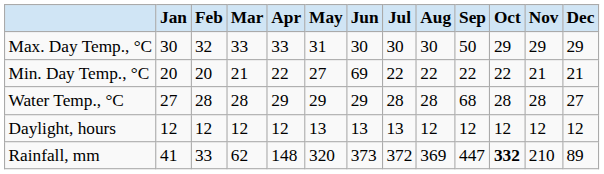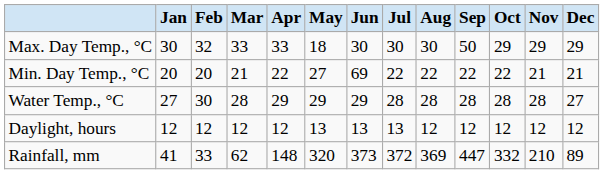(318, 45) 31 -> (318, 45) 18
(204, 100) 28 -> (204, 100) 30
(468, 100) 68 -> (468, 100) 28
(507, 155) bold -> (507, 155) normal
